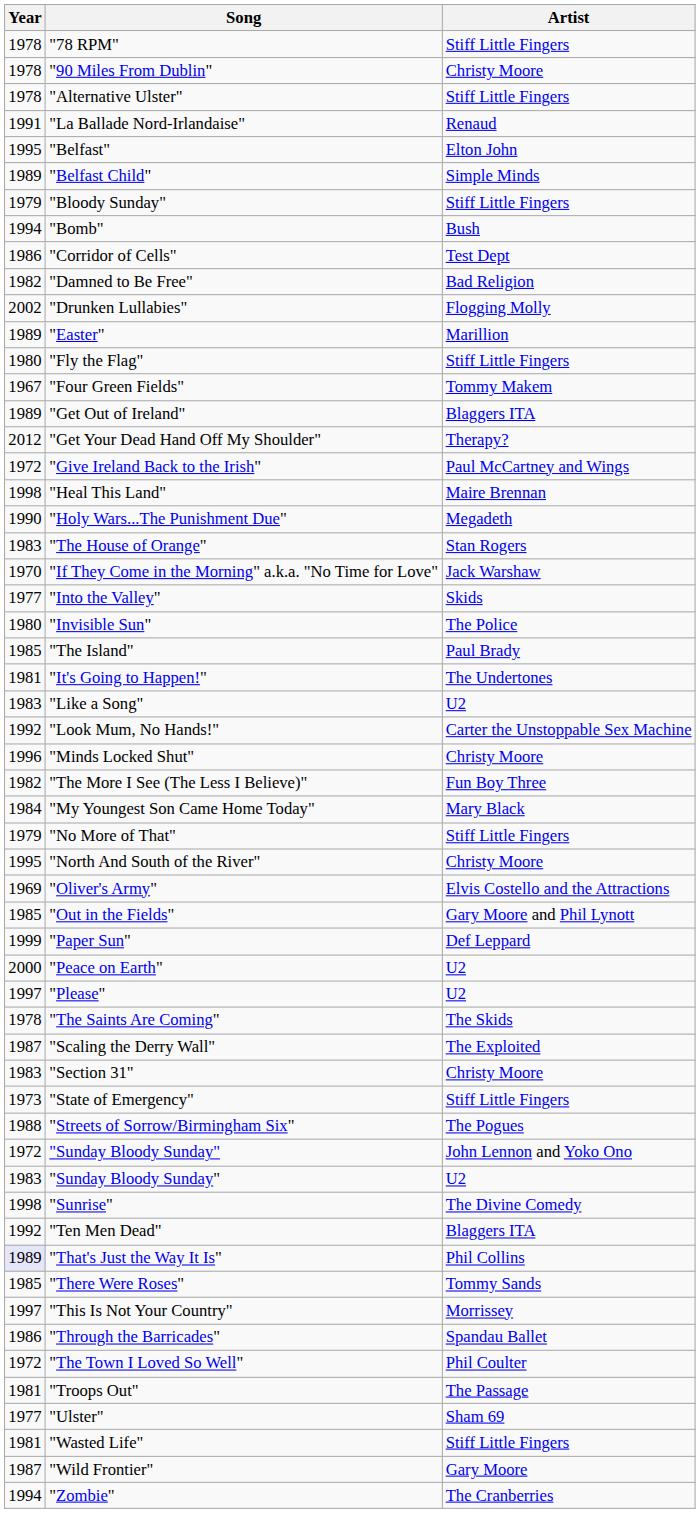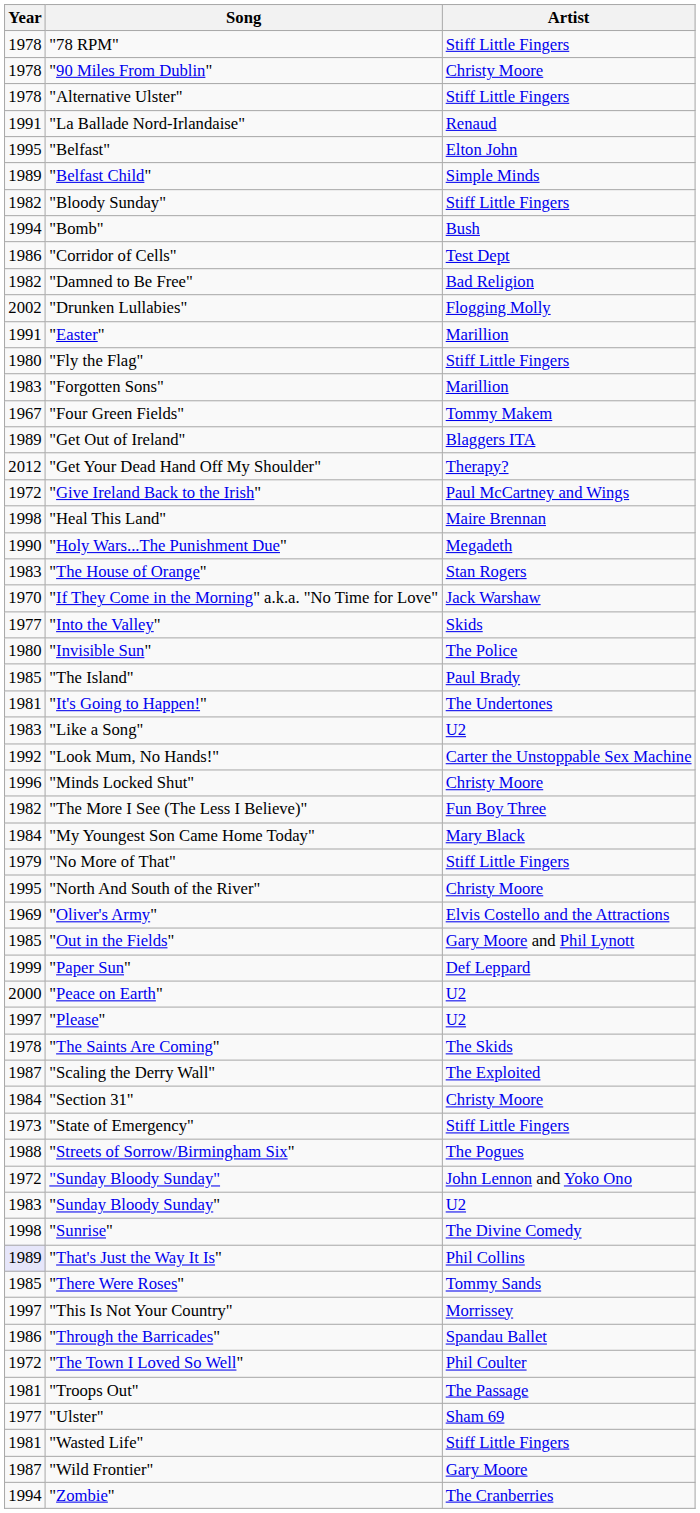(25, 202) 1979 -> (25, 202) 1982
(25, 334) 1989 -> (25, 334) 1991
+ row: (107, 387)
(25, 1073) 1983 -> (25, 1099) 1984
- row: (105, 1231)
